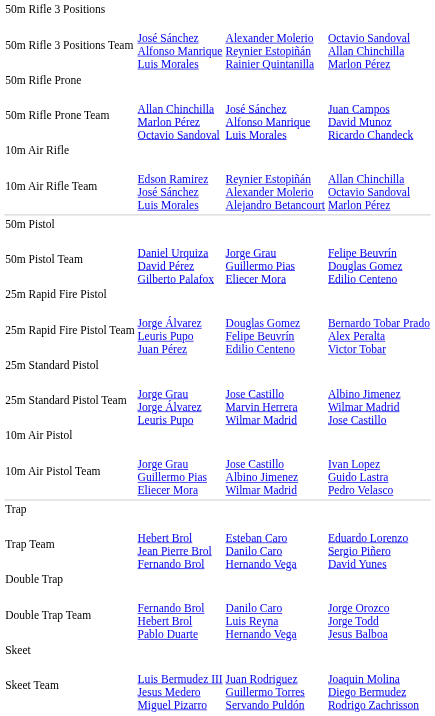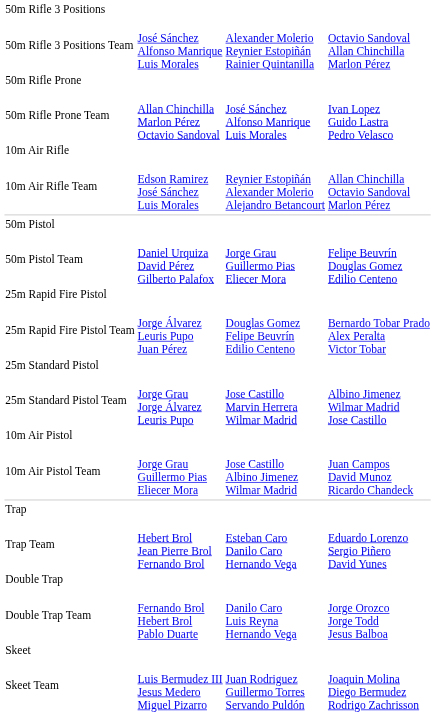(371, 122) Juan Campos David Munoz Ricardo Chandeck -> (361, 122) Ivan Lopez Guido Lastra Pedro Velasco
(361, 477) Ivan Lopez Guido Lastra Pedro Velasco -> (371, 477) Juan Campos David Munoz Ricardo Chandeck
